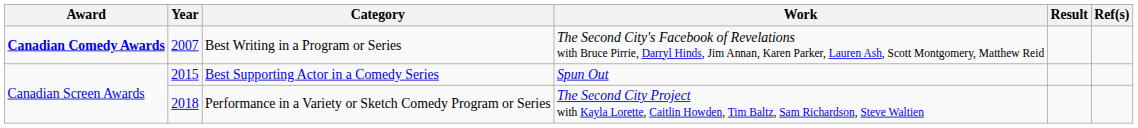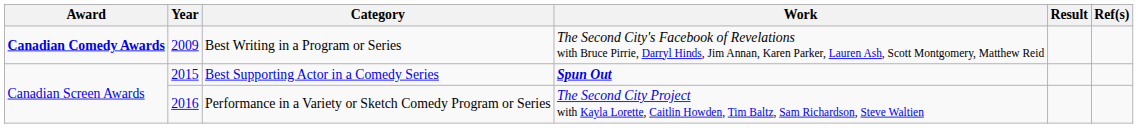(185, 44) 2007 -> (185, 44) 2009
(583, 74) normal -> (584, 74) bold
(185, 104) 2018 -> (185, 104) 2016
